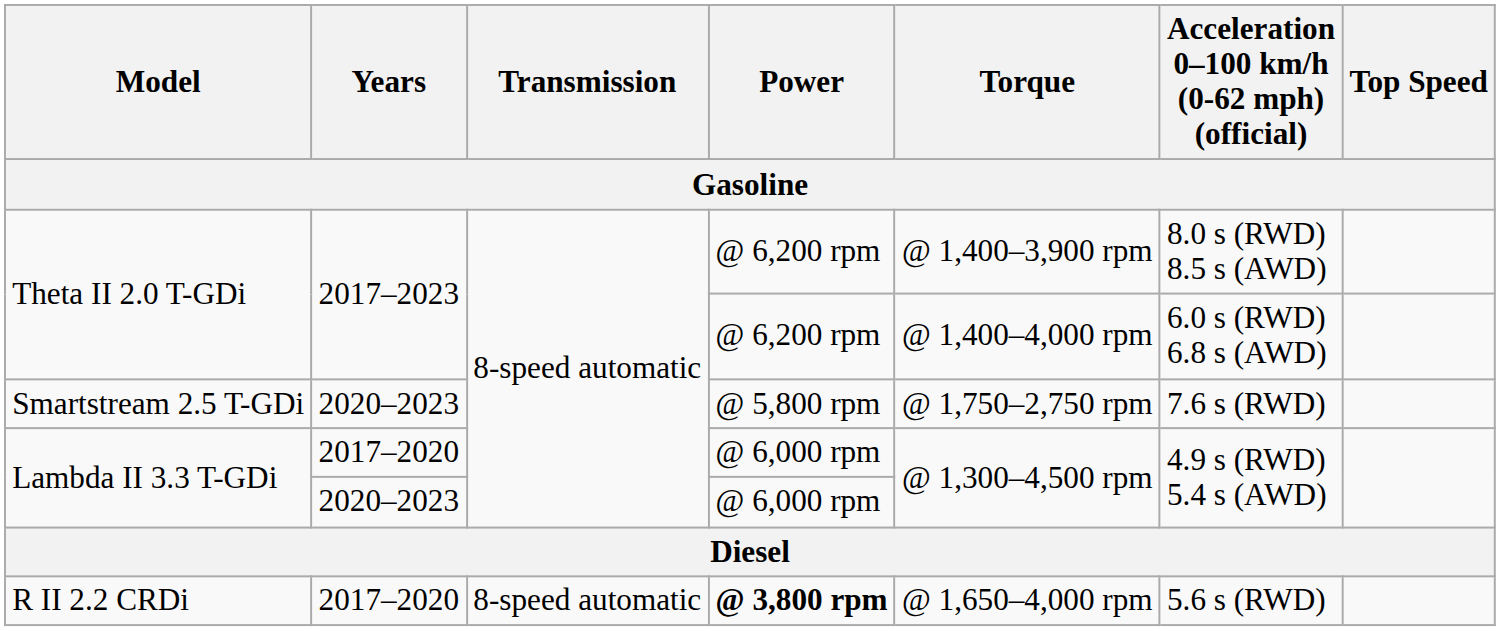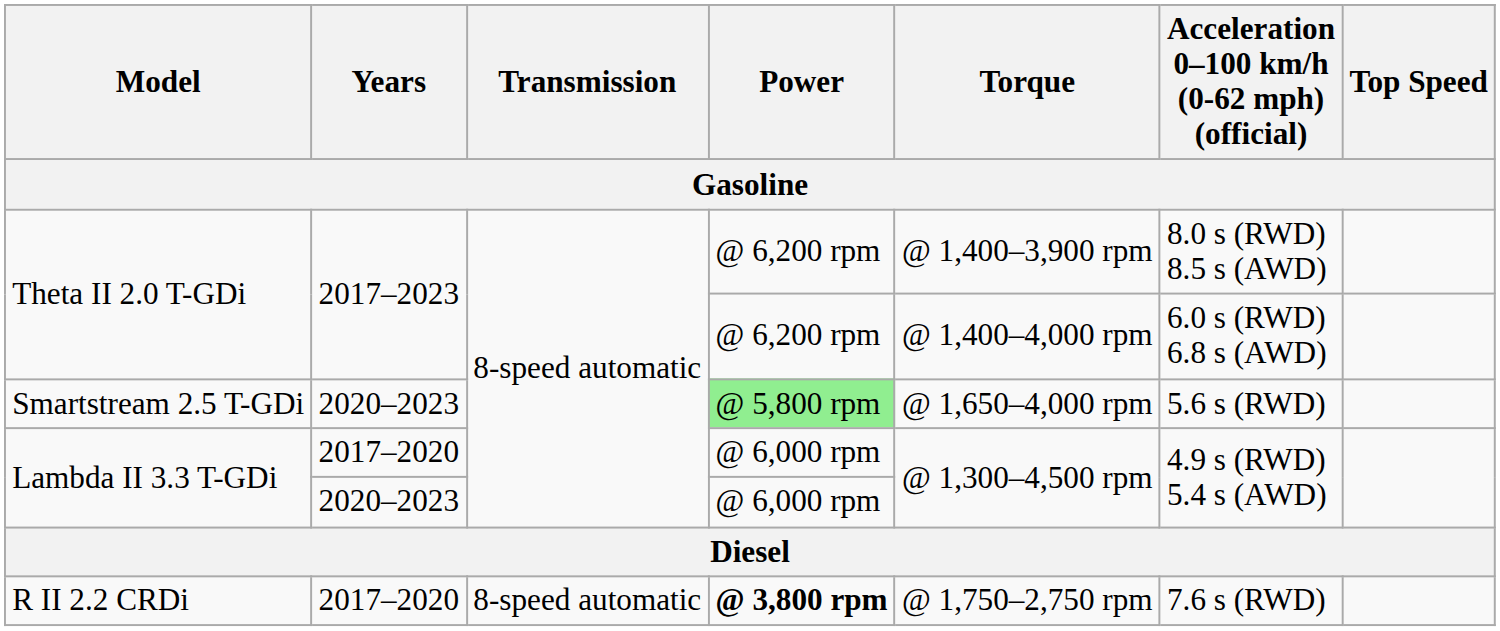(798, 402) no background -> (798, 402) lightgreen background
(1027, 402) @ 1,750–2,750 rpm -> (1027, 402) @ 1,650–4,000 rpm
(1246, 402) 7.6 s (RWD) -> (1246, 402) 5.6 s (RWD)
(1027, 600) @ 1,650–4,000 rpm -> (1027, 600) @ 1,750–2,750 rpm
(1246, 600) 5.6 s (RWD) -> (1246, 600) 7.6 s (RWD)
